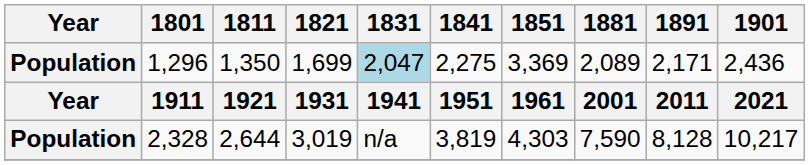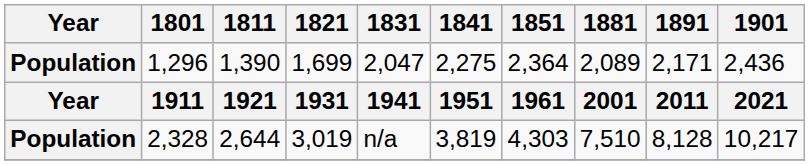(250, 62) 1,350 -> (250, 62) 1,390
(394, 62) lightblue background -> (394, 62) no background
(538, 62) 3,369 -> (538, 62) 2,364
(610, 139) 7,590 -> (610, 139) 7,510
